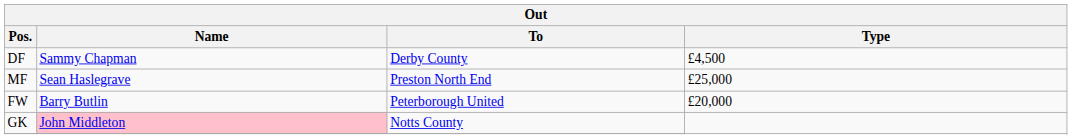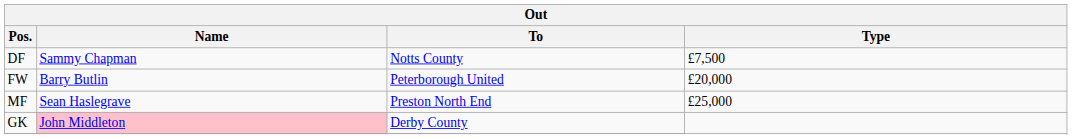(429, 58) Derby County -> (427, 58) Notts County
(706, 58) £4,500 -> (706, 58) £7,500
rows swapped: (18, 101) <-> (17, 79)
(427, 123) Notts County -> (429, 123) Derby County
